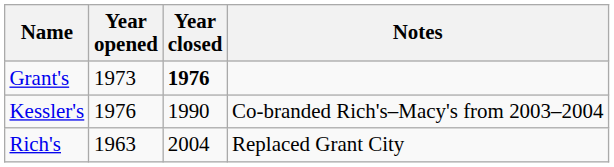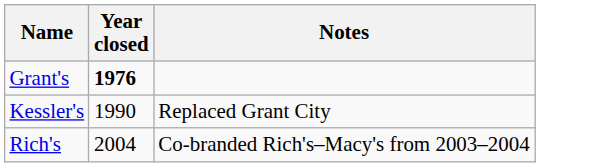- column: (126, 32)
(418, 111) Co-branded Rich's–Macy's from 2003–2004 -> (244, 111) Replaced Grant City
(318, 144) Replaced Grant City -> (344, 144) Co-branded Rich's–Macy's from 2003–2004
